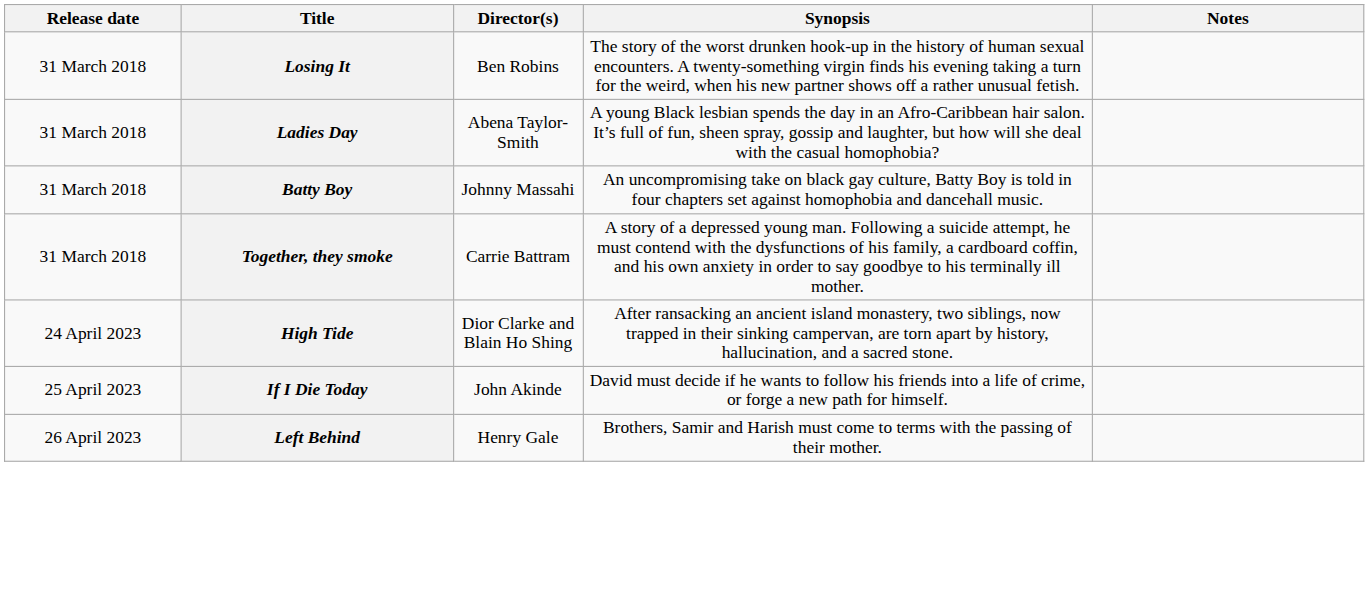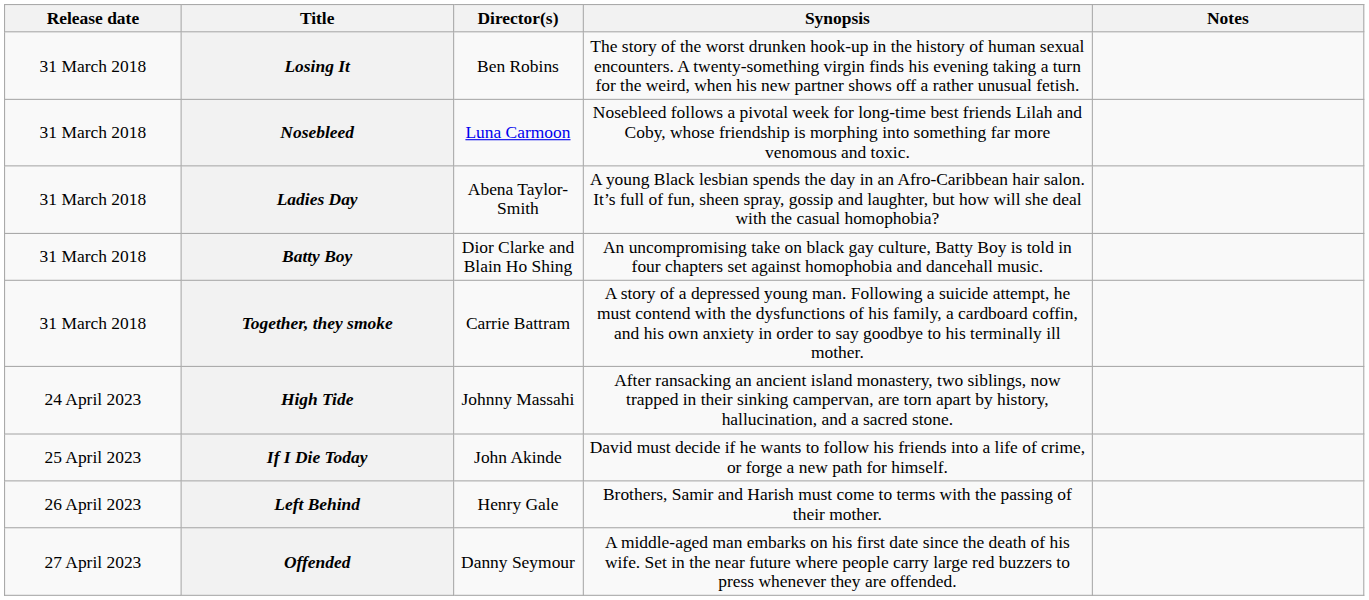+ row: (317, 132)
(518, 189) Johnny Massahi -> (518, 256) Dior Clarke and Blain Ho Shing
(518, 333) Dior Clarke and Blain Ho Shing -> (518, 400) Johnny Massahi
+ row: (317, 561)
